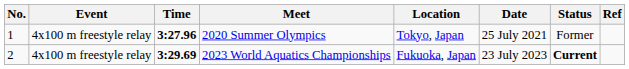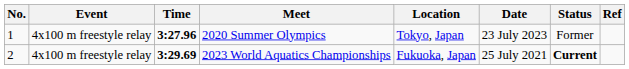(514, 34) 25 July 2021 -> (514, 34) 23 July 2023
(514, 54) 23 July 2023 -> (514, 54) 25 July 2021
